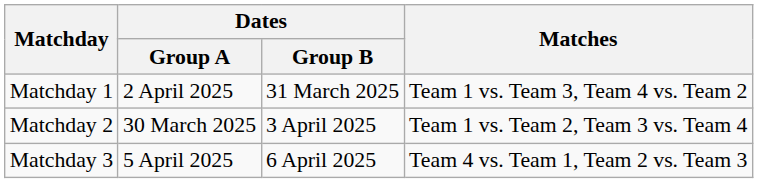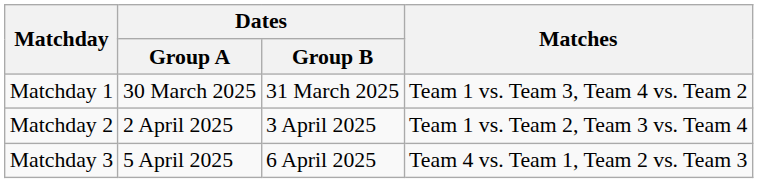(178, 90) 2 April 2025 -> (190, 90) 30 March 2025
(190, 125) 30 March 2025 -> (178, 125) 2 April 2025
